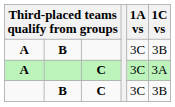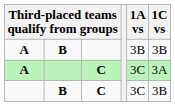(138, 49) 3C -> (138, 49) 3B
